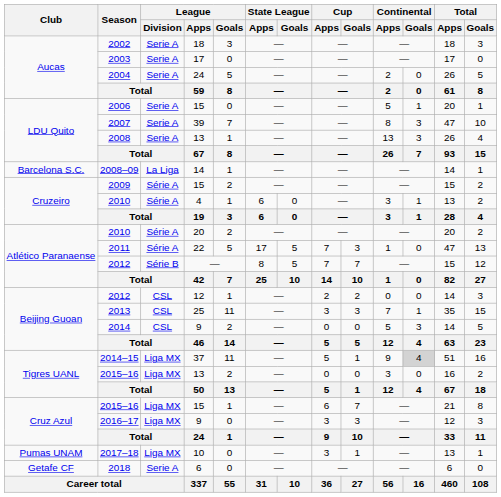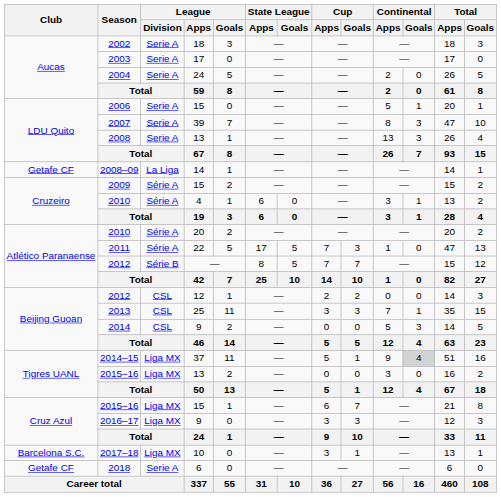(51, 169) Barcelona S.C. -> (51, 169) Getafe CF
(51, 452) Pumas UNAM -> (51, 452) Barcelona S.C.
